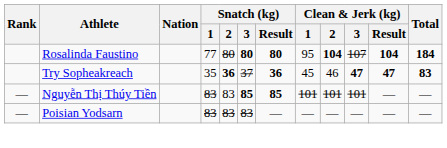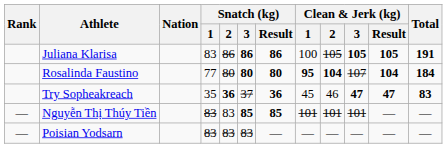+ row: (79, 53)
(308, 53) normal -> (308, 73) bold
